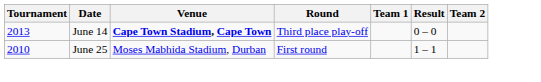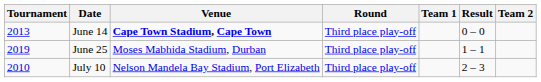(18, 49) 2010 -> (18, 49) 2019
(302, 49) First round -> (370, 49) Third place play-off
+ row: (89, 67)
